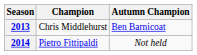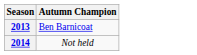- column: (73, 11)
